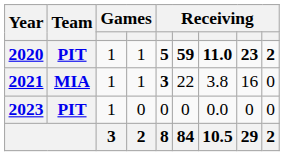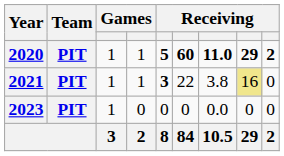(185, 54) 59 -> (185, 54) 60
(249, 54) 23 -> (249, 54) 29
(72, 81) MIA -> (72, 81) PIT
(249, 81) no background -> (249, 81) khaki background
